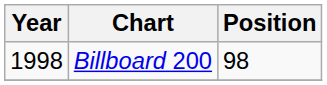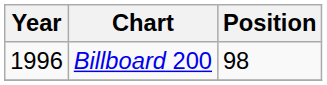(37, 60) 1998 -> (37, 60) 1996
